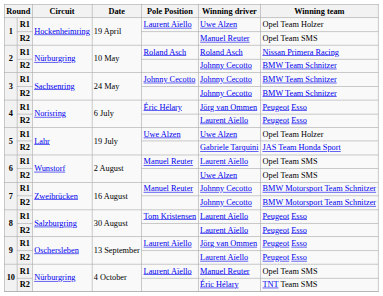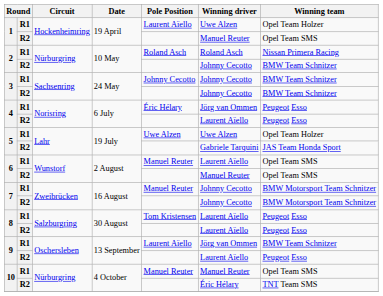(219, 175) Uwe Alzen -> (225, 175) Manuel Reuter
(285, 243) Peugeot Esso -> (300, 243) BMW Team Schnitzer
(168, 270) Laurent Aïello -> (168, 270) Manuel Reuter
